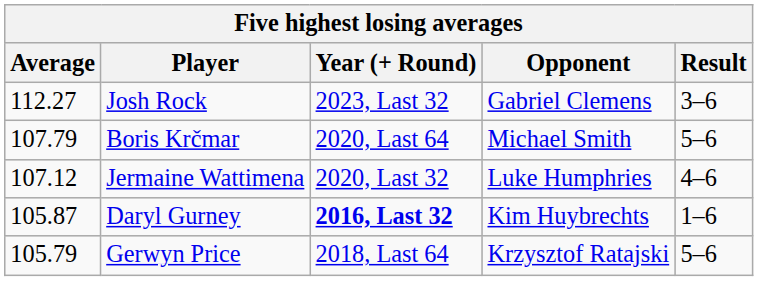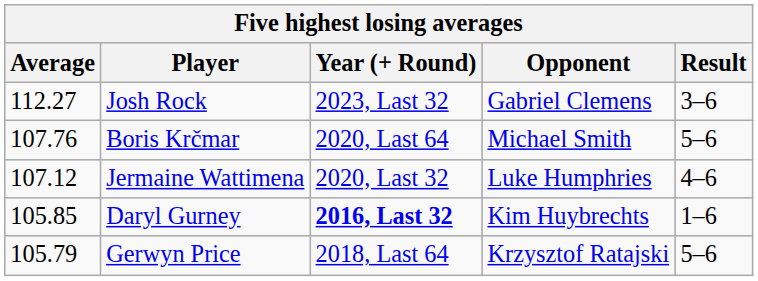(44, 139) 107.79 -> (44, 139) 107.76
(44, 216) 105.87 -> (44, 216) 105.85
